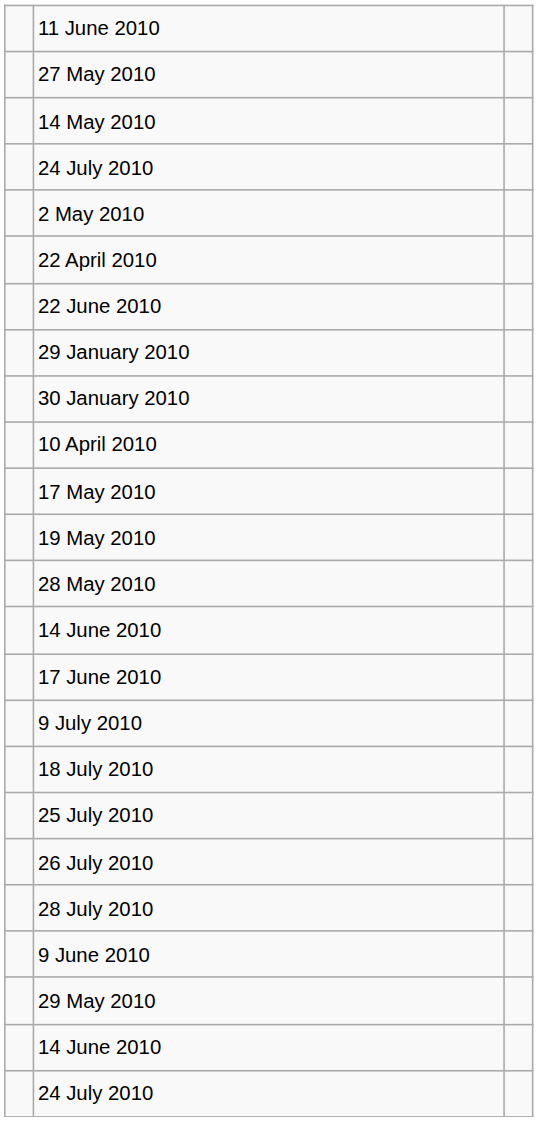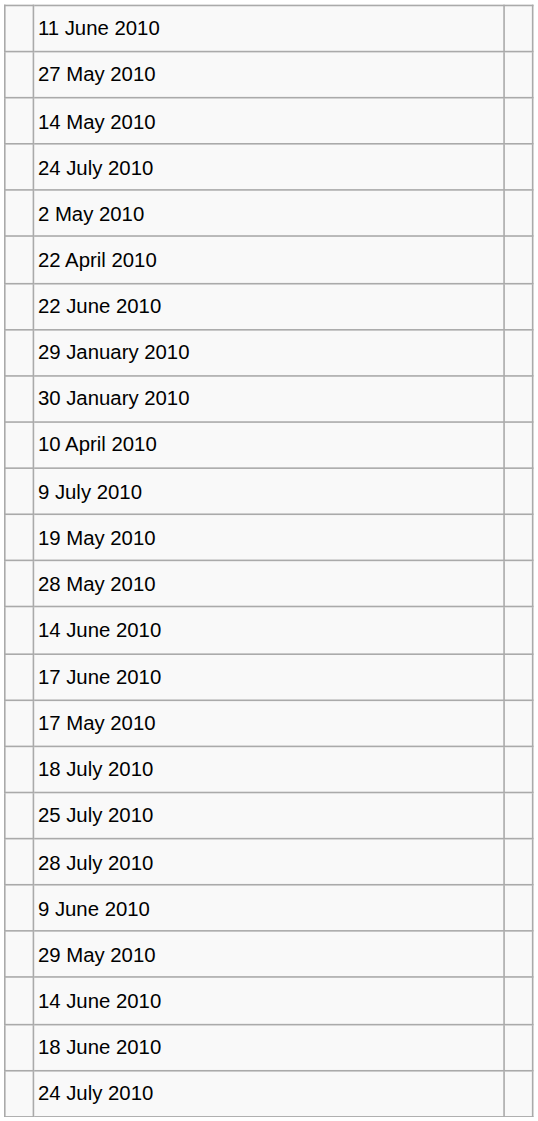rows swapped: (19, 491) <-> (19, 723)
- row: (19, 862)
+ row: (19, 1047)
